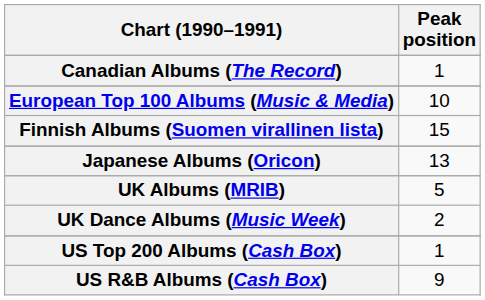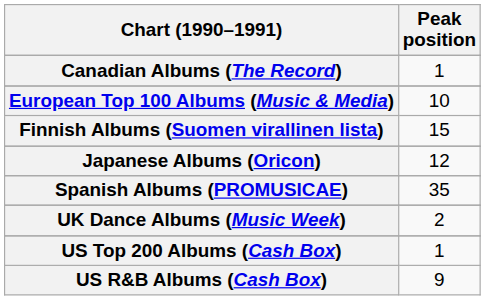(439, 160) 13 -> (439, 160) 12
+ row: (201, 190)
- row: (201, 190)
